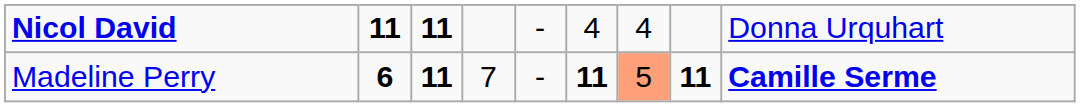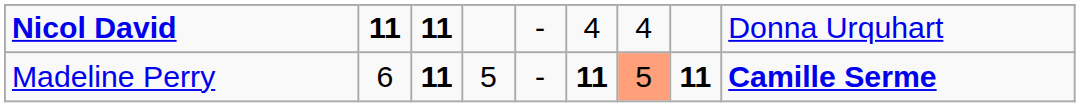(385, 76) bold -> (385, 76) normal
(488, 76) 7 -> (488, 76) 5
